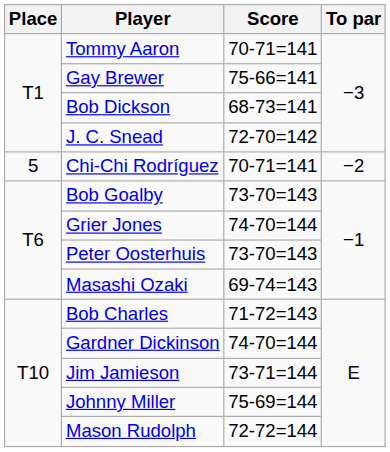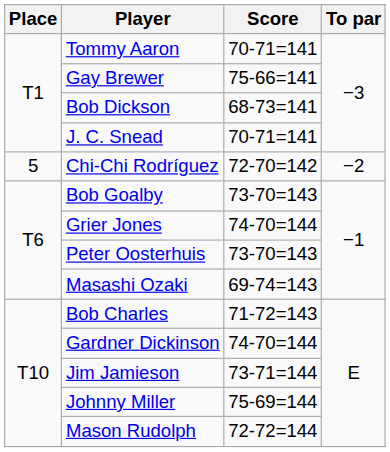(273, 136) 72-70=142 -> (273, 136) 70-71=141
(273, 166) 70-71=141 -> (273, 166) 72-70=142
